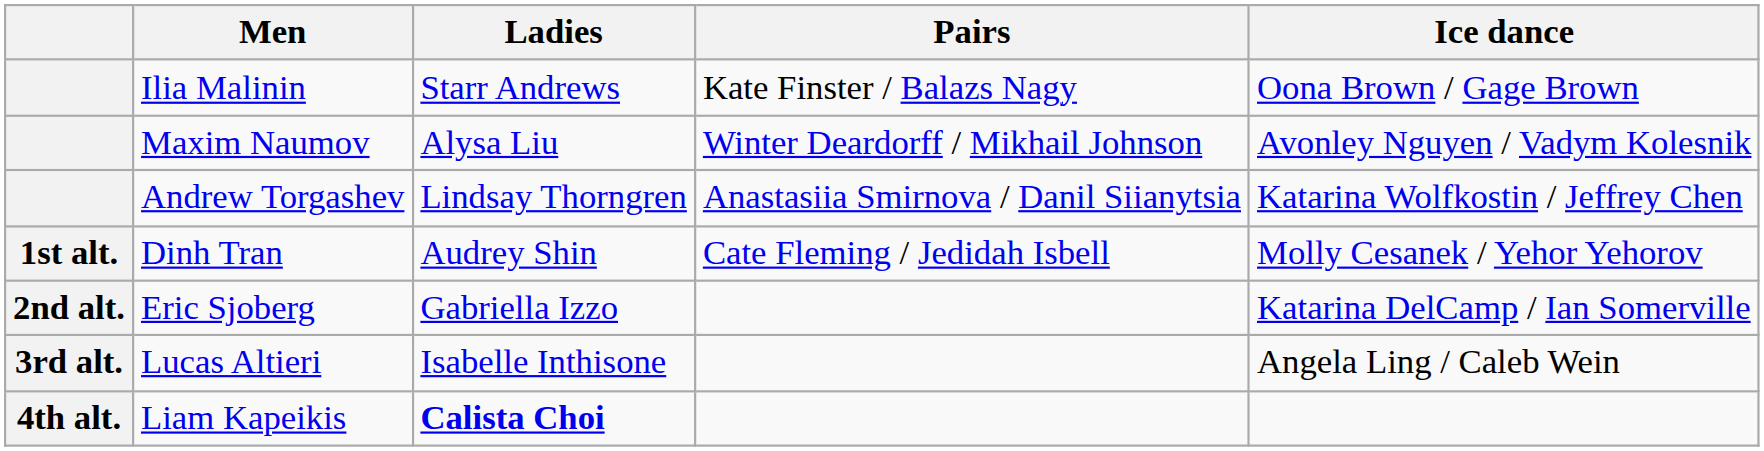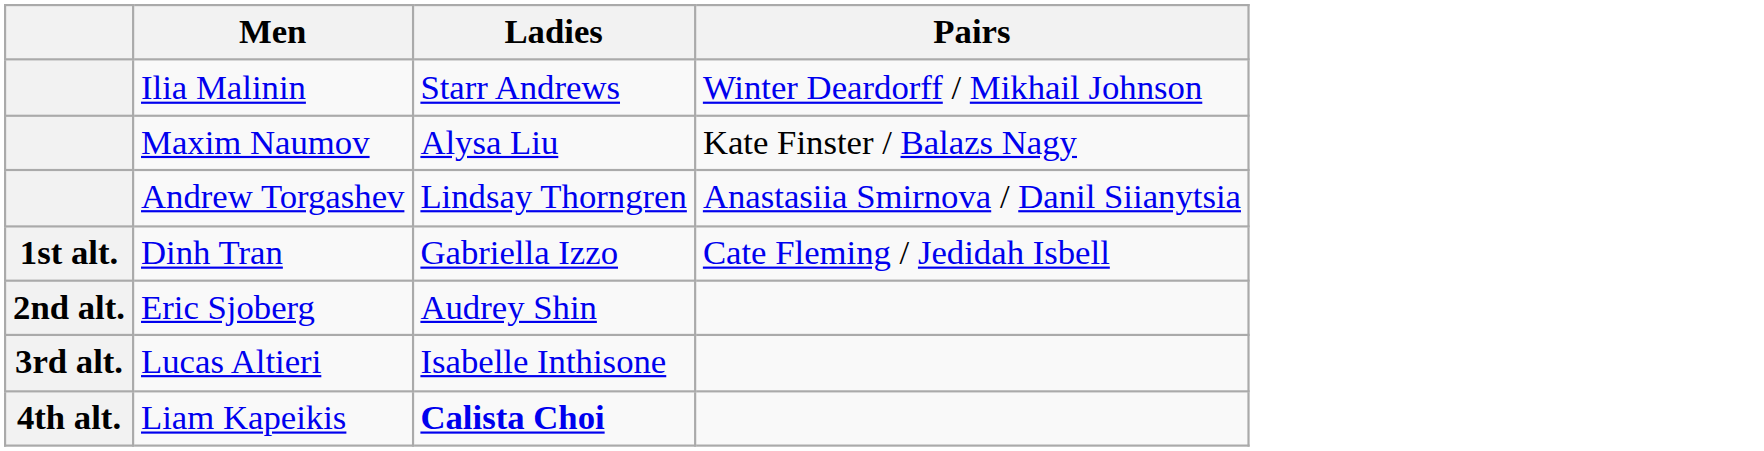- column: (1504, 32)
(890, 87) Kate Finster / Balazs Nagy -> (953, 87) Winter Deardorff / Mikhail Johnson
(953, 142) Winter Deardorff / Mikhail Johnson -> (890, 142) Kate Finster / Balazs Nagy
(509, 252) Audrey Shin -> (519, 252) Gabriella Izzo
(519, 307) Gabriella Izzo -> (509, 307) Audrey Shin
